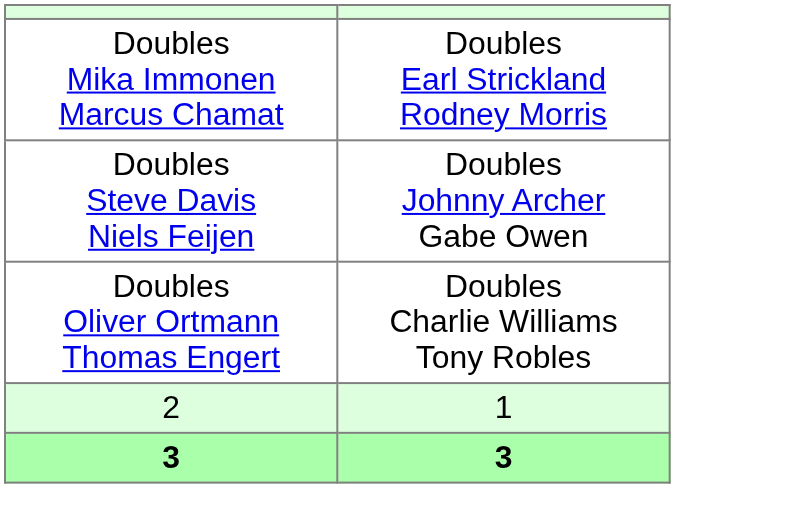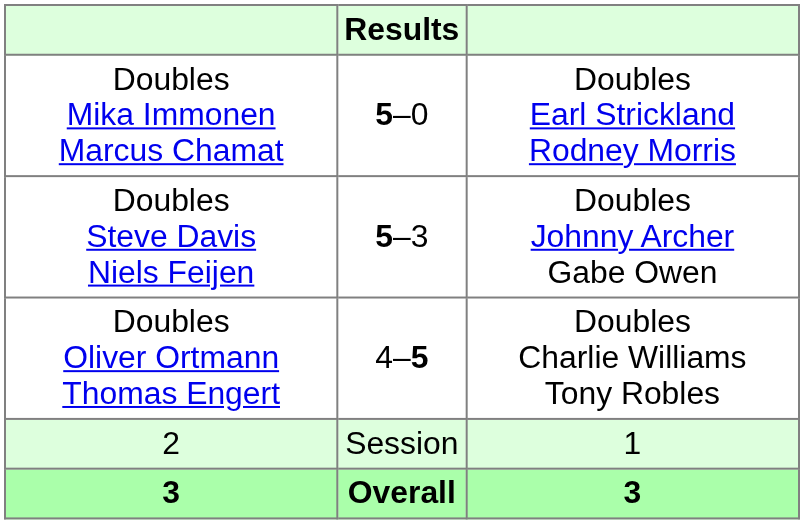+ column: (402, 29)
